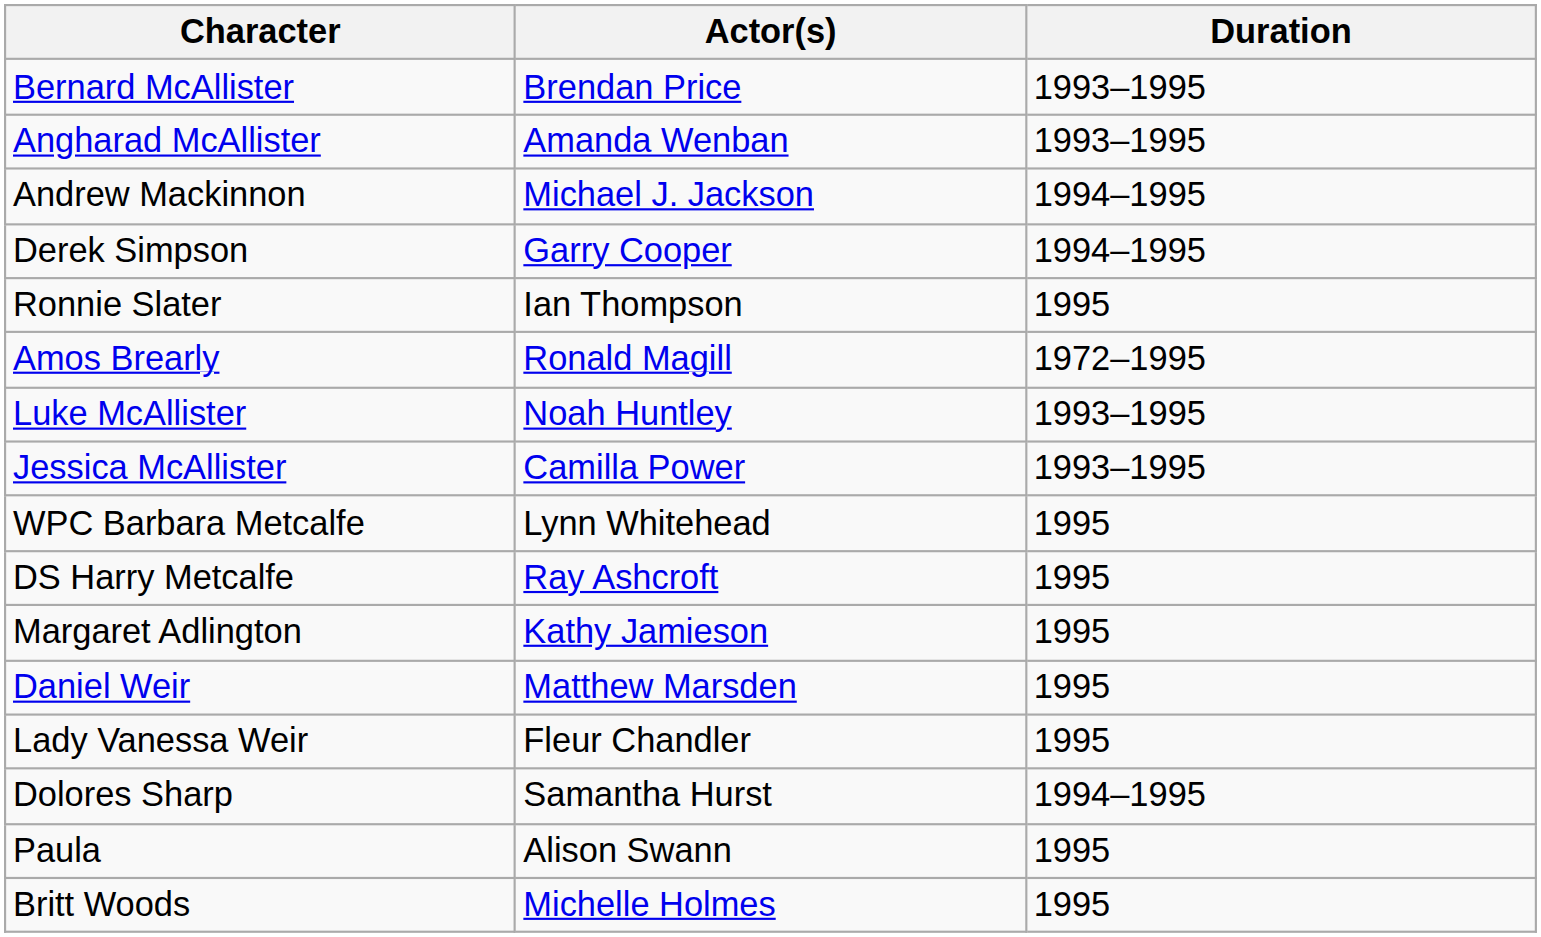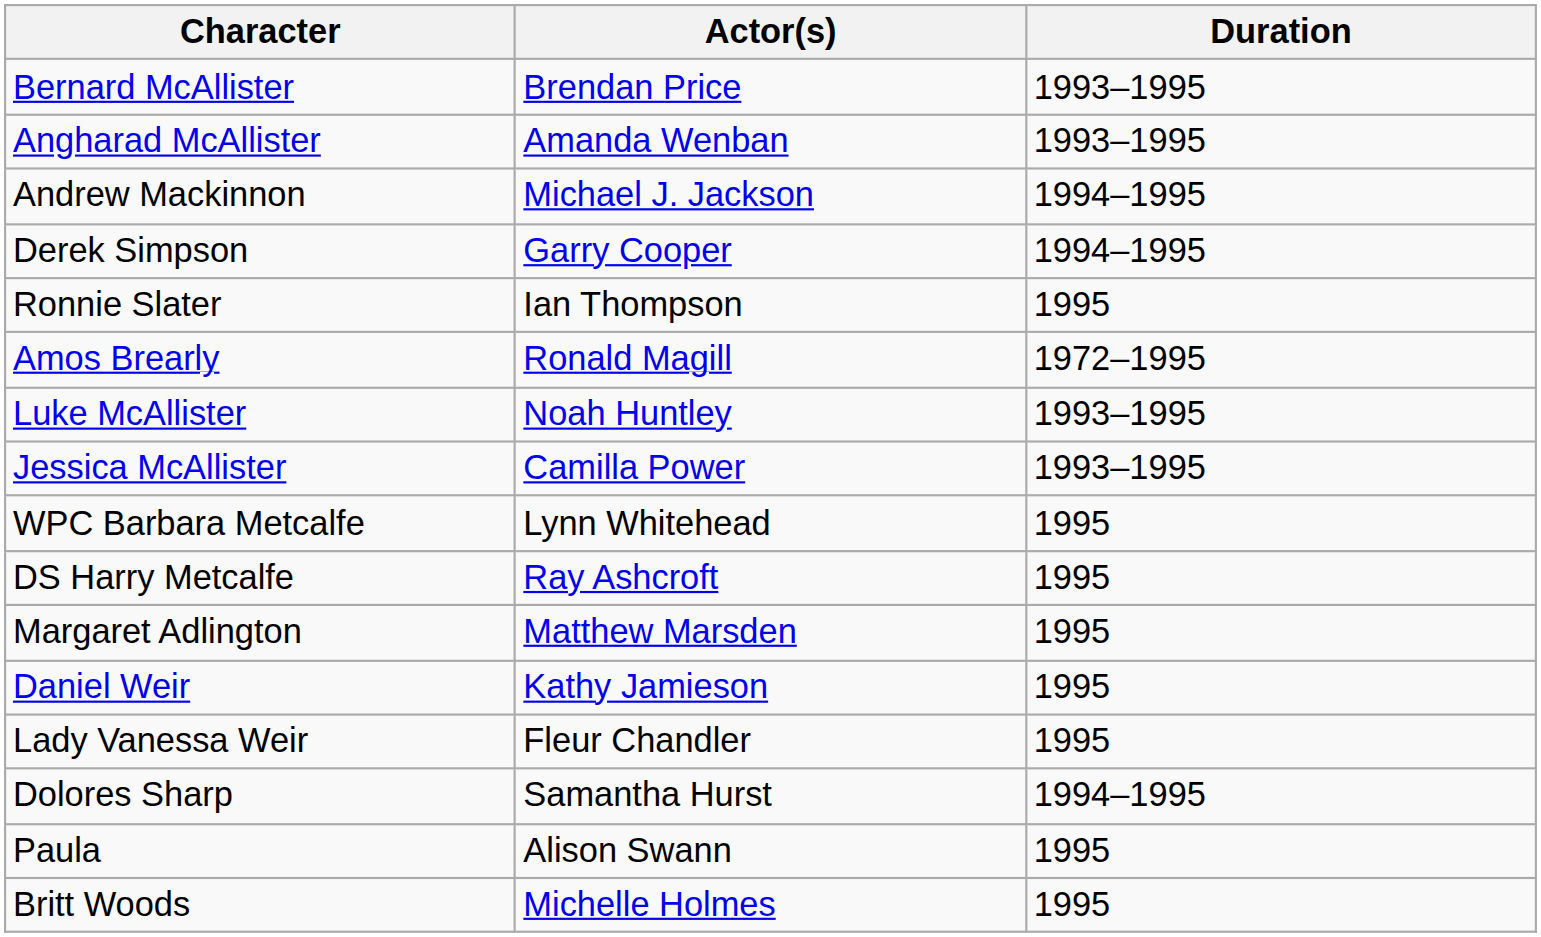(646, 631) Kathy Jamieson -> (660, 631) Matthew Marsden
(660, 686) Matthew Marsden -> (646, 686) Kathy Jamieson
